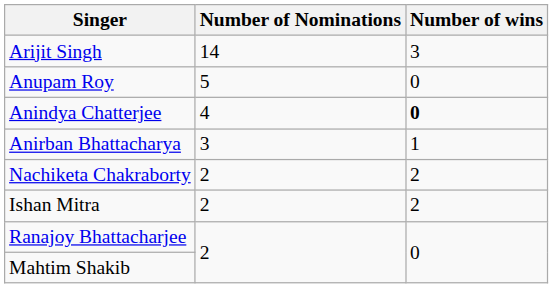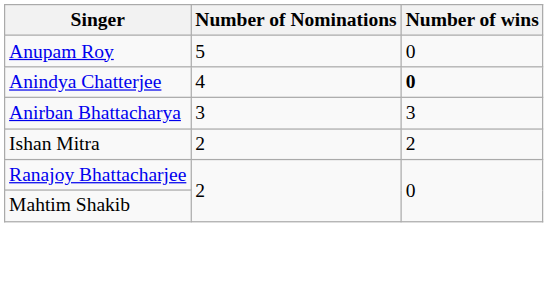- row: (55, 50)
(415, 143) 1 -> (411, 112) 3
- row: (100, 174)
